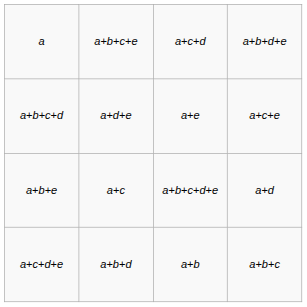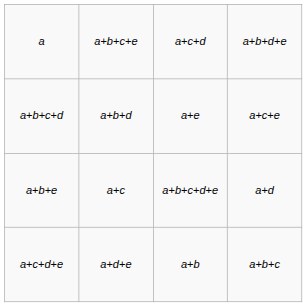(116, 116) a+d+e -> (116, 116) a+b+d
(116, 264) a+b+d -> (116, 264) a+d+e
